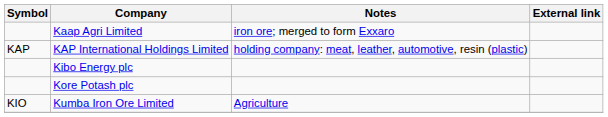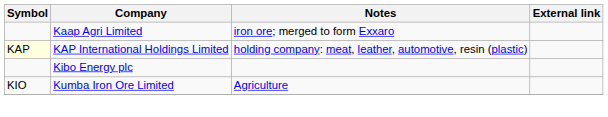(18, 49) no background -> (18, 49) lightyellow background
- row: (93, 85)
